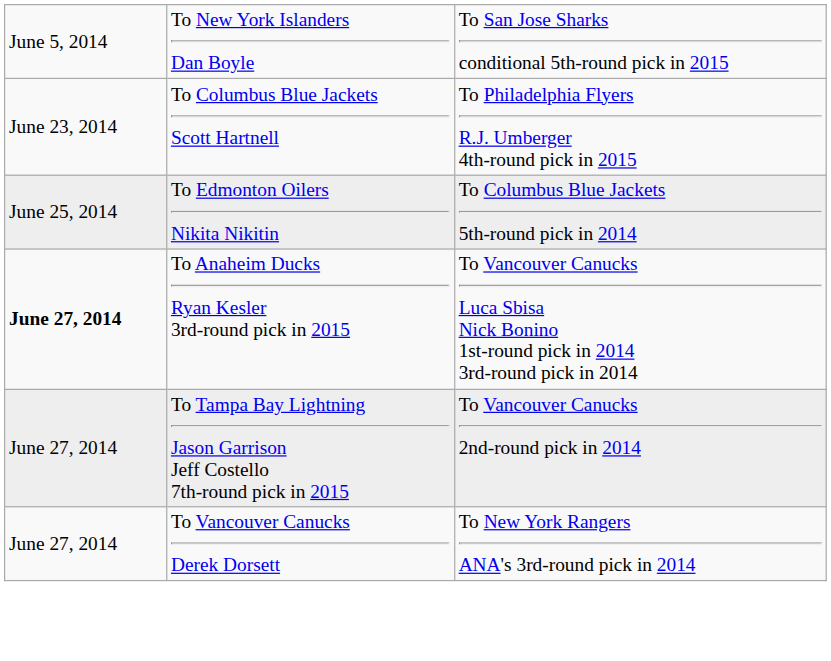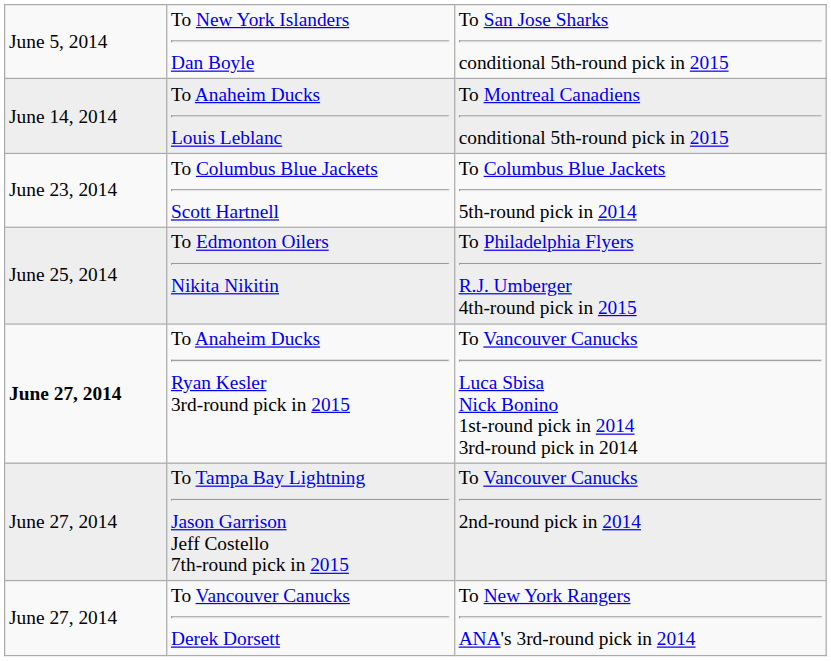+ row: (310, 115)
(640, 126) To Philadelphia Flyers R.J. Umberger 4th-round pick in 2015 -> (640, 190) To Columbus Blue Jackets 5th-round pick in 2014
(640, 211) To Columbus Blue Jackets 5th-round pick in 2014 -> (640, 275) To Philadelphia Flyers R.J. Umberger 4th-round pick in 2015
